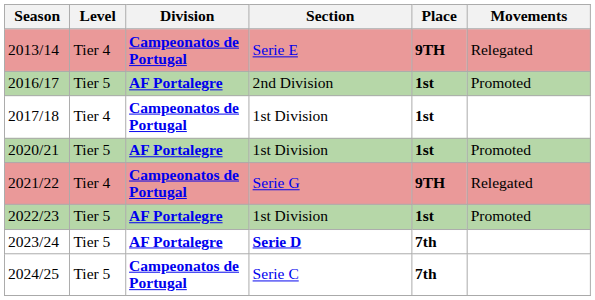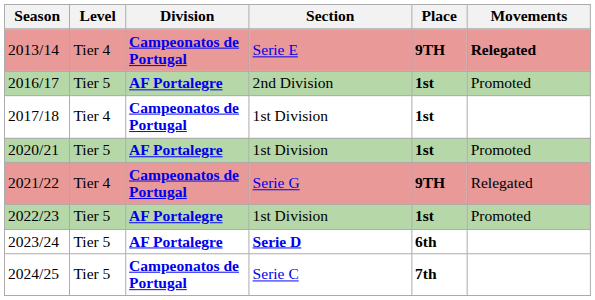(502, 50) normal -> (503, 50) bold
(426, 241) 7th -> (426, 241) 6th
